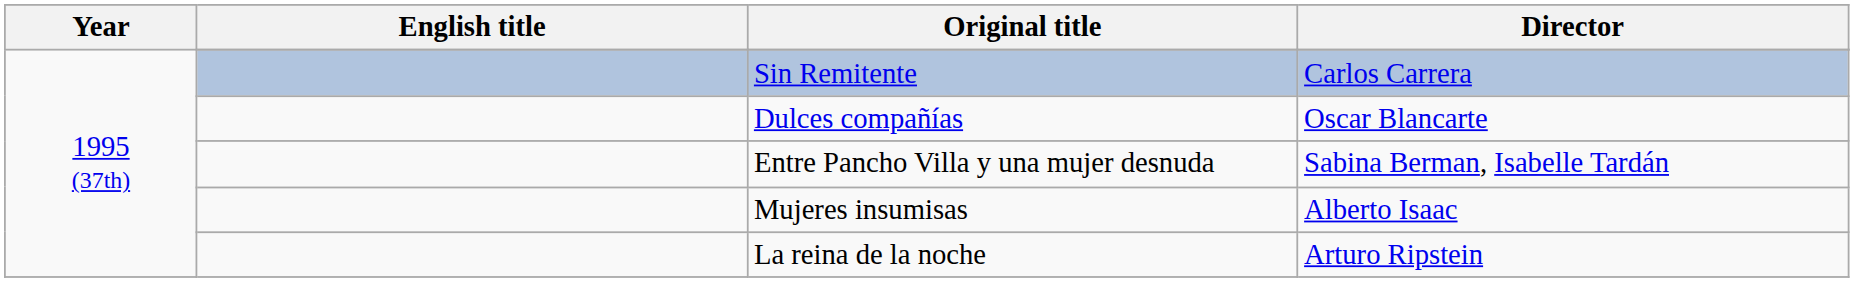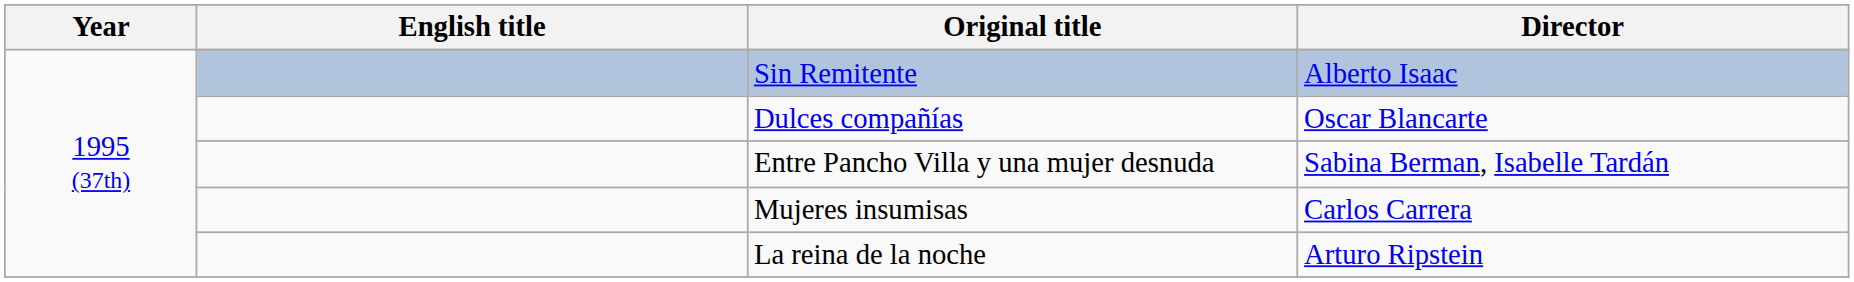(1388, 72) Carlos Carrera -> (1381, 72) Alberto Isaac
(1381, 208) Alberto Isaac -> (1388, 208) Carlos Carrera
